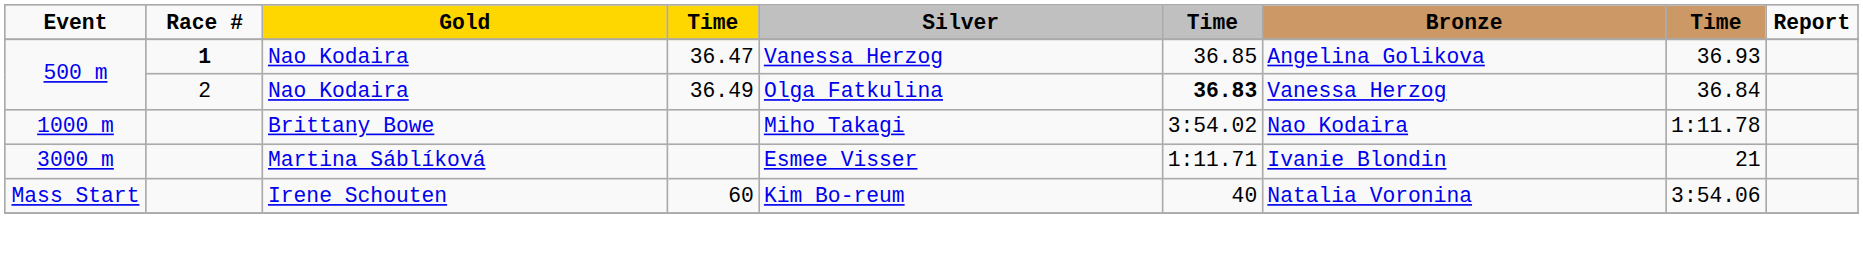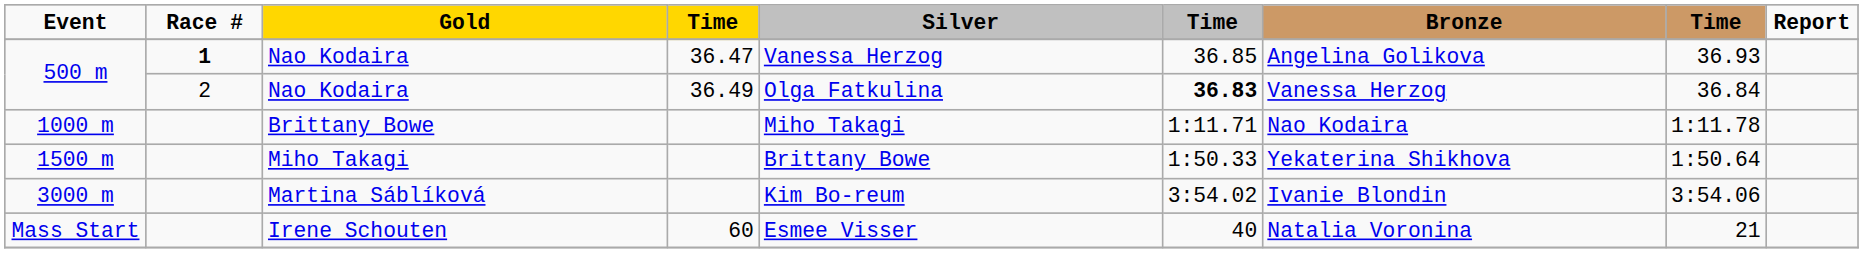(1212, 126) 3:54.02 -> (1212, 126) 1:11.71
+ row: (75, 161)
(841, 161) Esmee Visser -> (834, 196) Kim Bo-reum
(1212, 161) 1:11.71 -> (1212, 196) 3:54.02
(1748, 161) 21 -> (1716, 196) 3:54.06
(834, 196) Kim Bo-reum -> (841, 231) Esmee Visser
(1716, 196) 3:54.06 -> (1748, 231) 21
